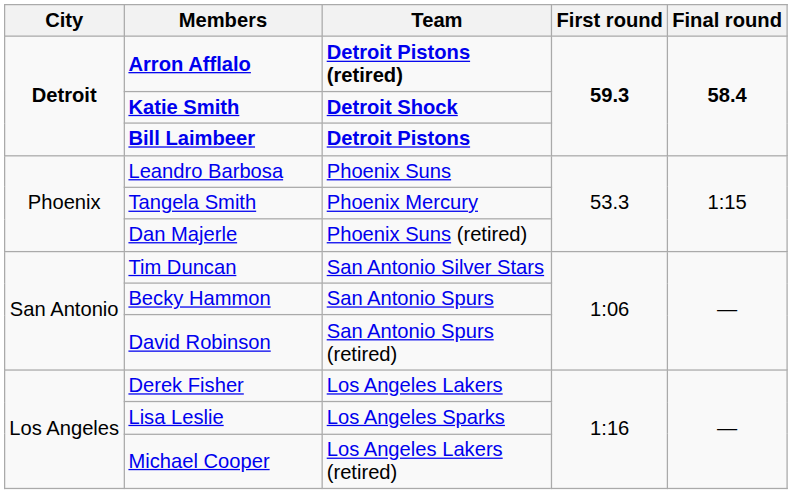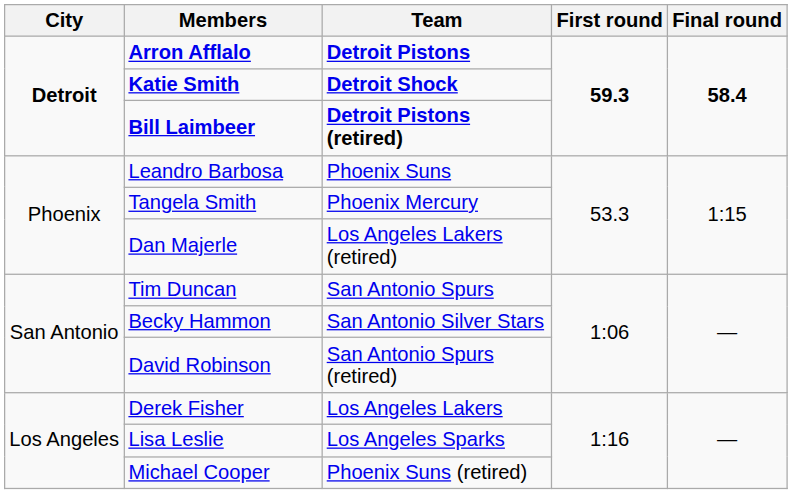(398, 63) Detroit Pistons (retired) -> (398, 52) Detroit Pistons
(398, 139) Detroit Pistons -> (398, 127) Detroit Pistons (retired)
(427, 235) Phoenix Suns (retired) -> (415, 246) Los Angeles Lakers (retired)
(435, 266) San Antonio Silver Stars -> (410, 289) San Antonio Spurs
(410, 298) San Antonio Spurs -> (435, 321) San Antonio Silver Stars
(415, 460) Los Angeles Lakers (retired) -> (427, 472) Phoenix Suns (retired)
